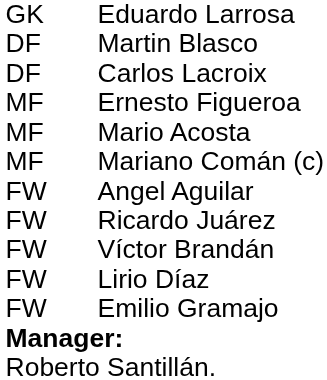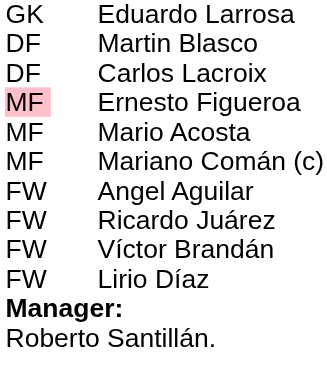(25, 102) no background -> (25, 102) pink background
- row: (188, 308)
